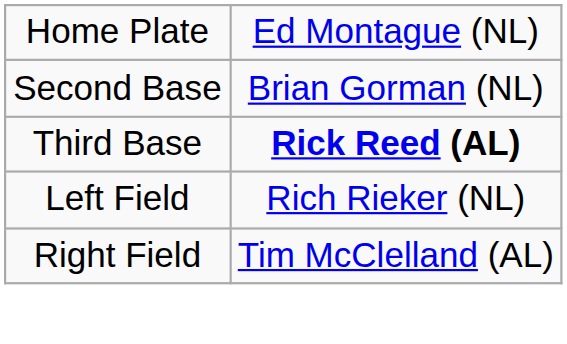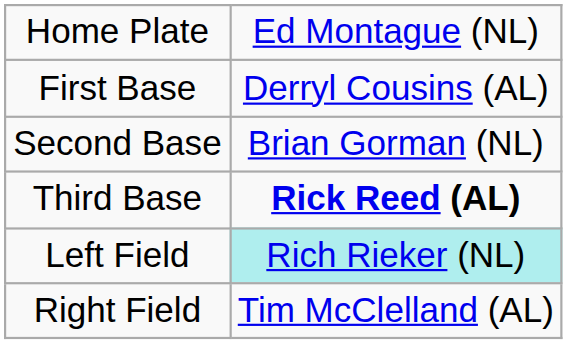+ row: (117, 87)
(396, 198) no background -> (396, 254) paleturquoise background
